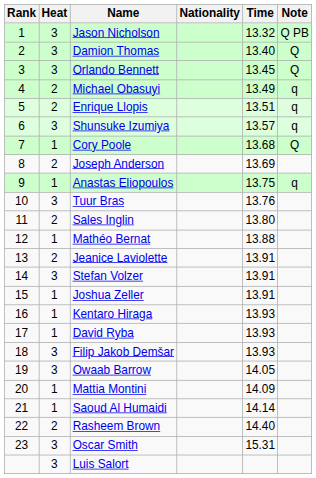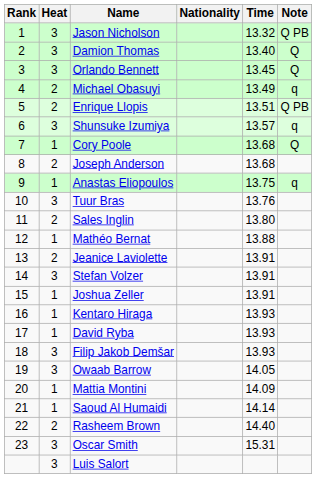(295, 107) q -> (295, 107) Q PB
(260, 164) 13.69 -> (260, 164) 13.68
